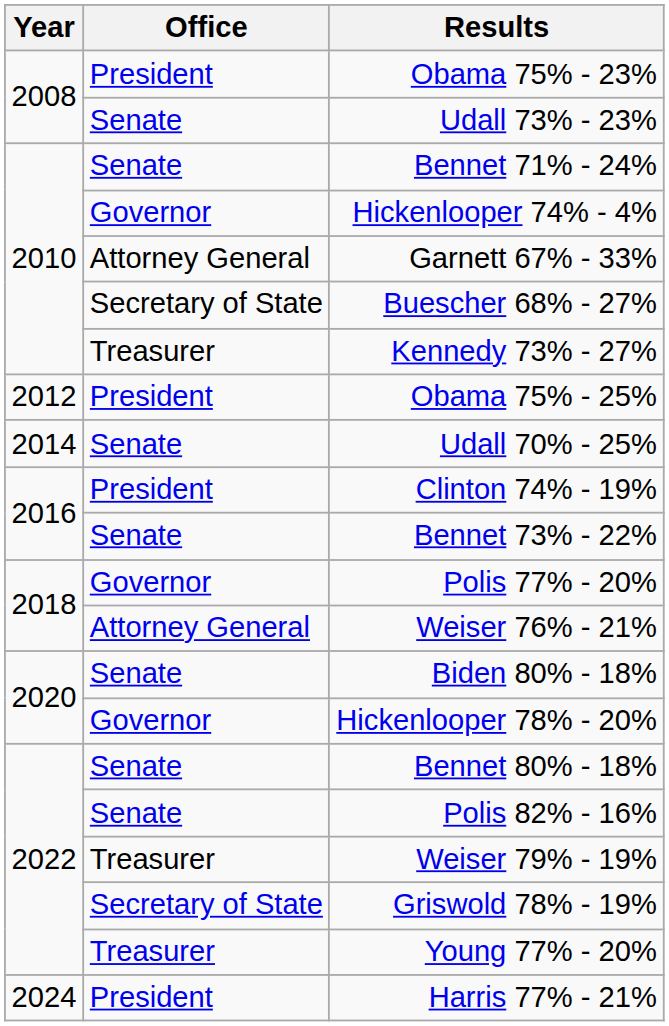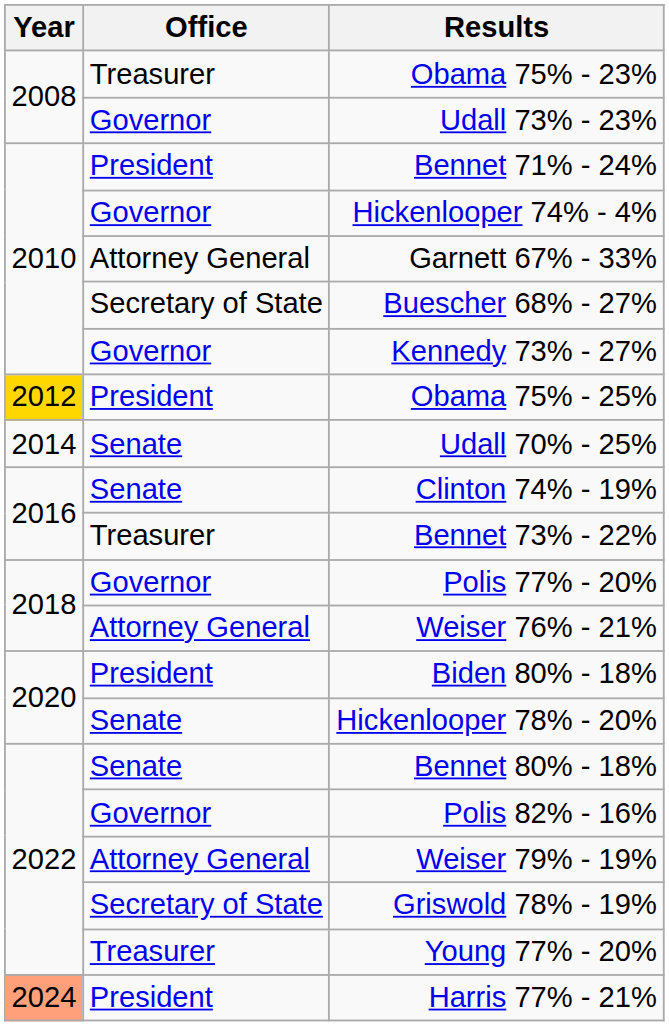(151, 73) President -> (152, 73) Treasurer
(136, 119) Senate -> (151, 119) Governor
(136, 166) Senate -> (151, 166) President
(152, 350) Treasurer -> (151, 350) Governor
(44, 397) no background -> (44, 397) gold background
(151, 489) President -> (136, 489) Senate
(136, 535) Senate -> (152, 535) Treasurer
(136, 674) Senate -> (151, 674) President
(151, 720) Governor -> (136, 720) Senate
(136, 812) Senate -> (151, 812) Governor
(152, 858) Treasurer -> (200, 858) Attorney General
(44, 997) no background -> (44, 997) lightsalmon background
